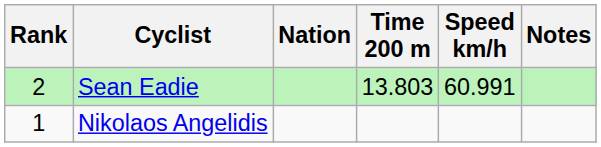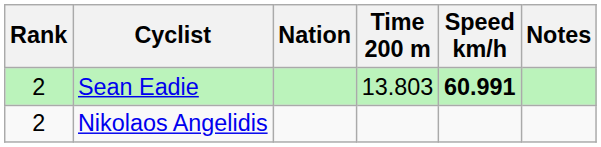(480, 86) normal -> (480, 86) bold
(39, 123) 1 -> (39, 123) 2
